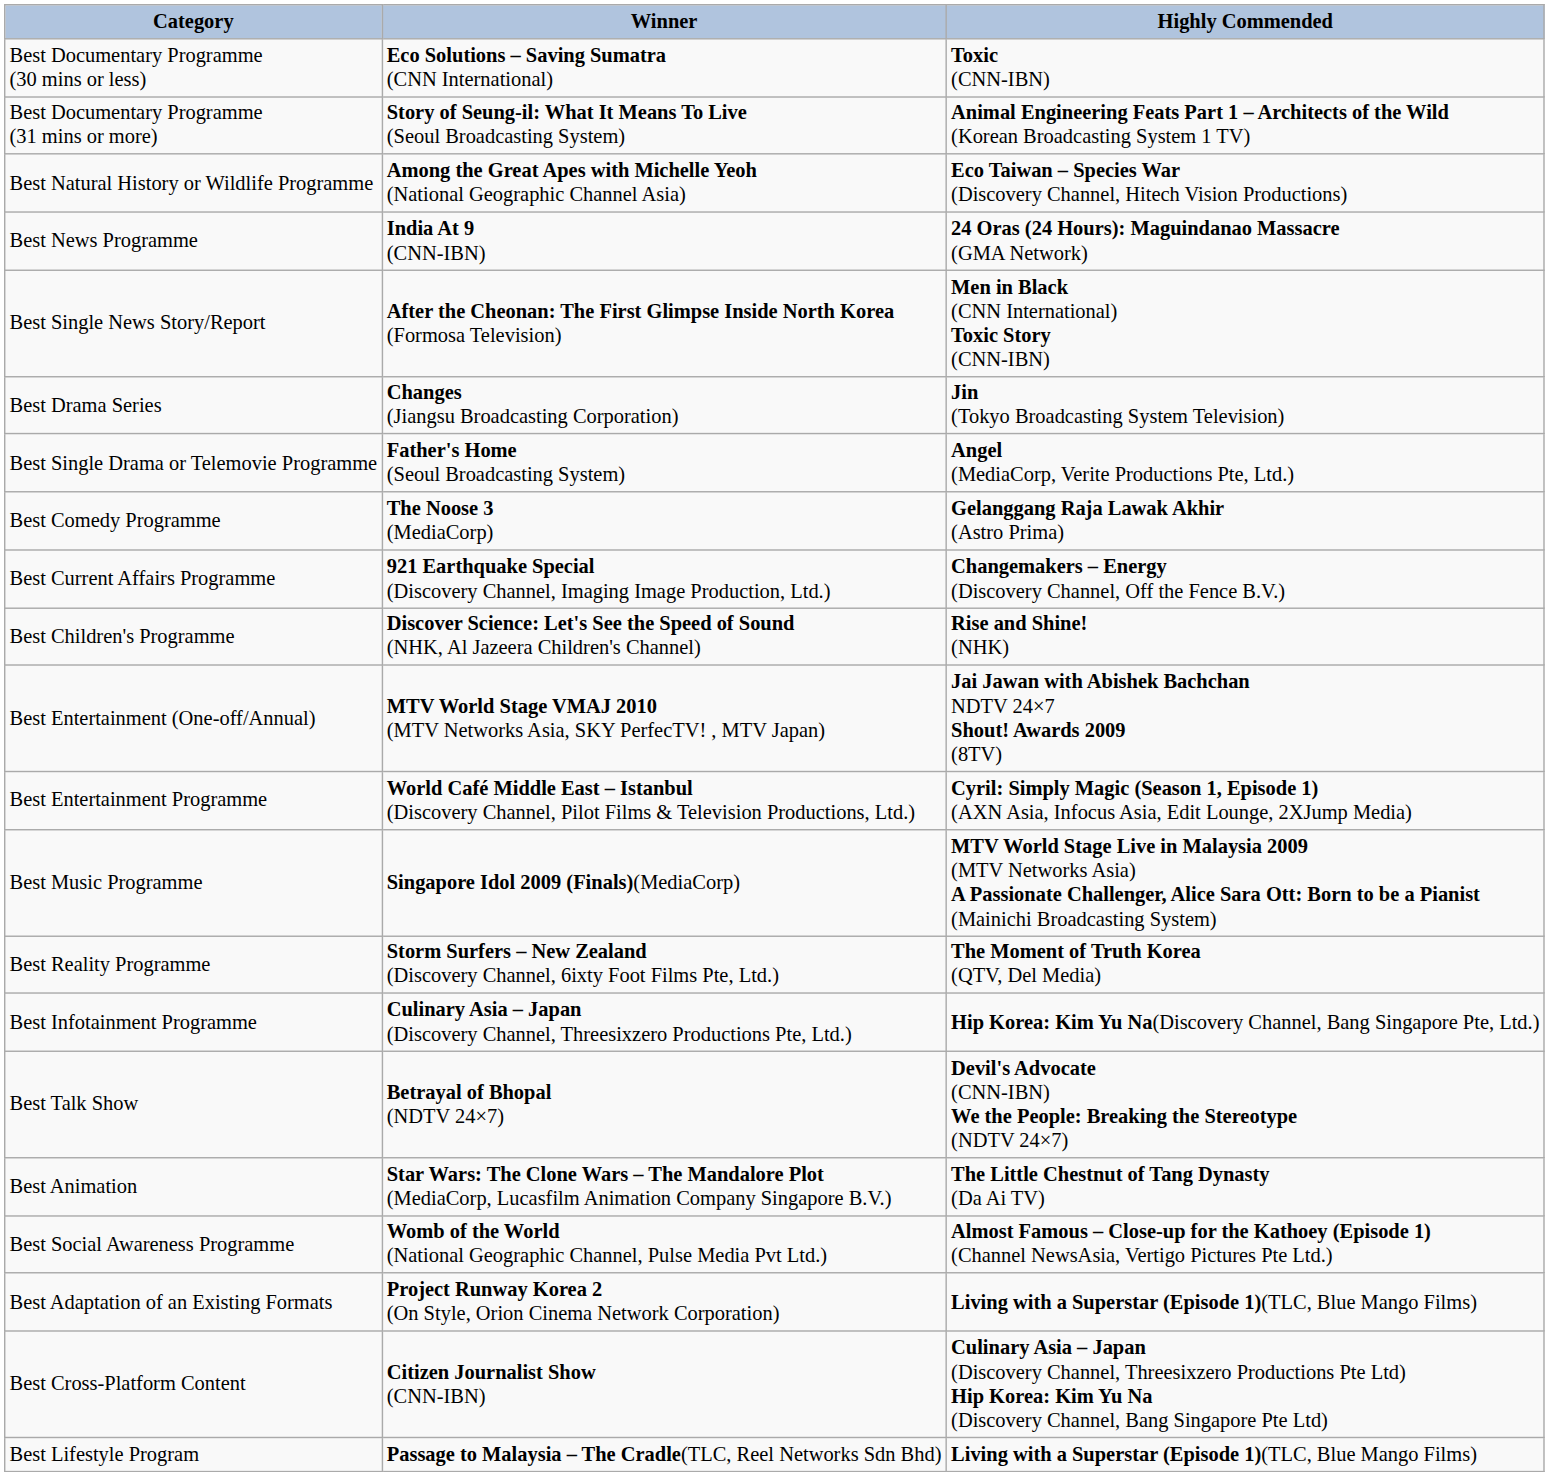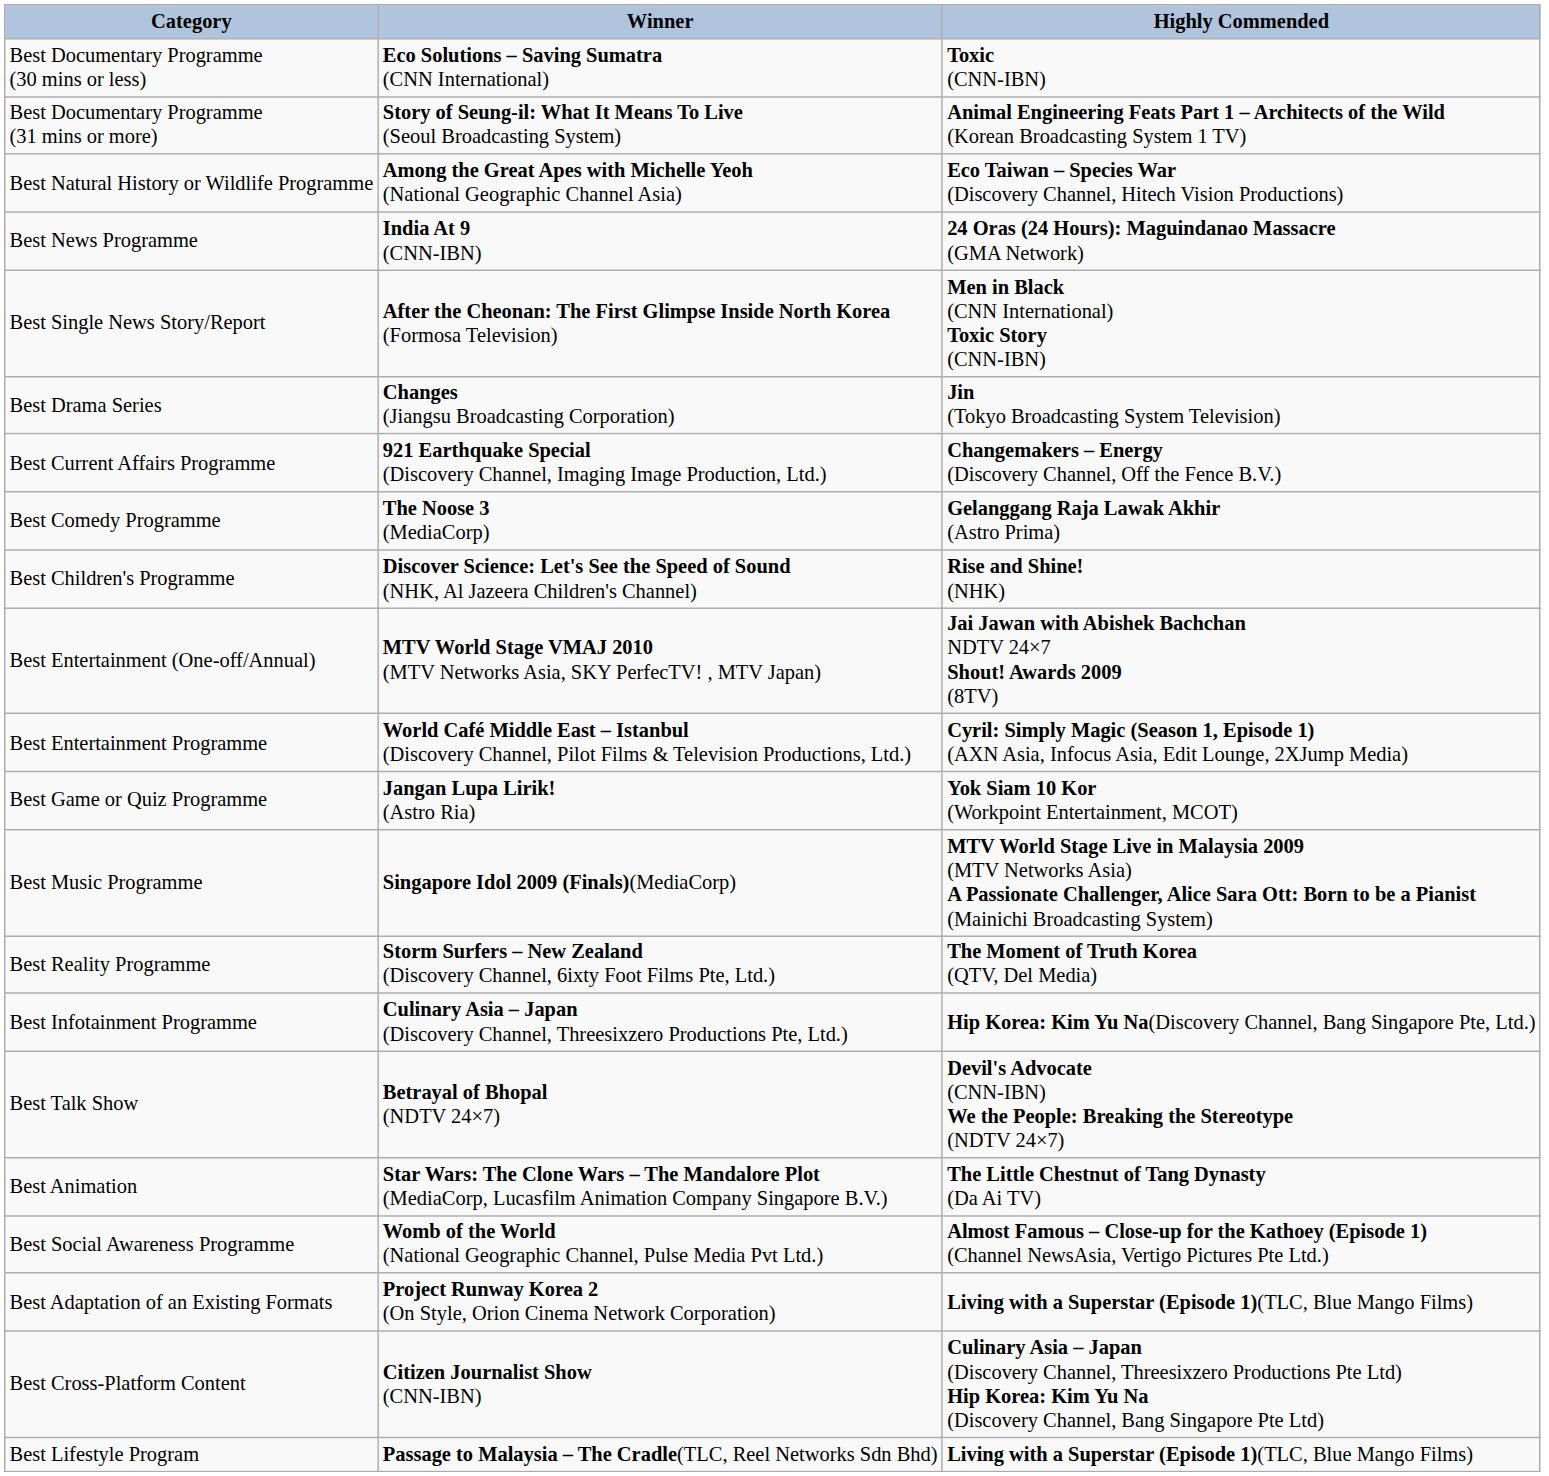- row: (193, 463)
rows swapped: (115, 520) <-> (142, 578)
+ row: (138, 800)
